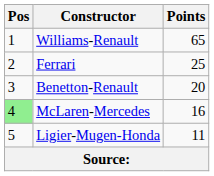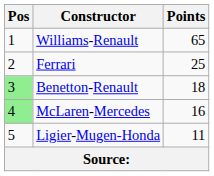(11, 88) no background -> (11, 88) lightgreen background
(198, 88) 20 -> (198, 88) 18
